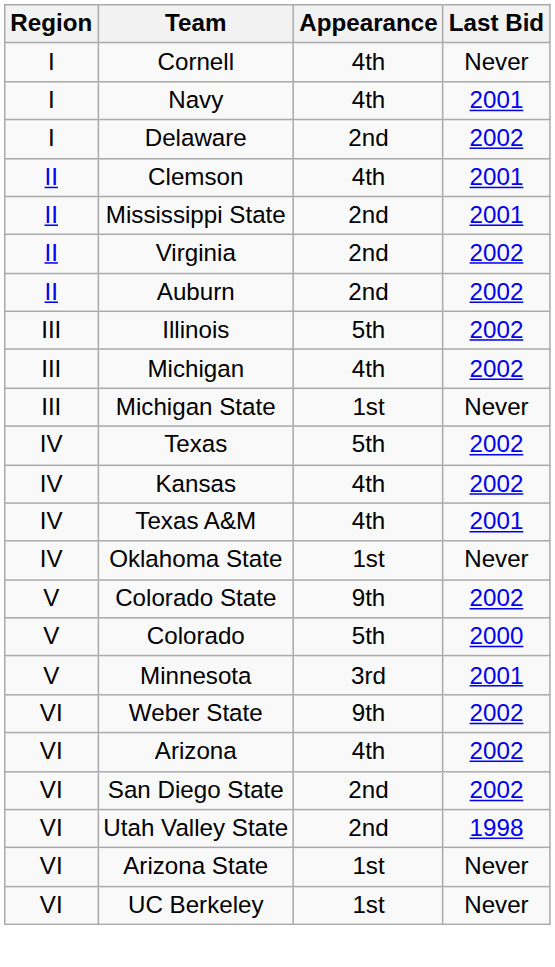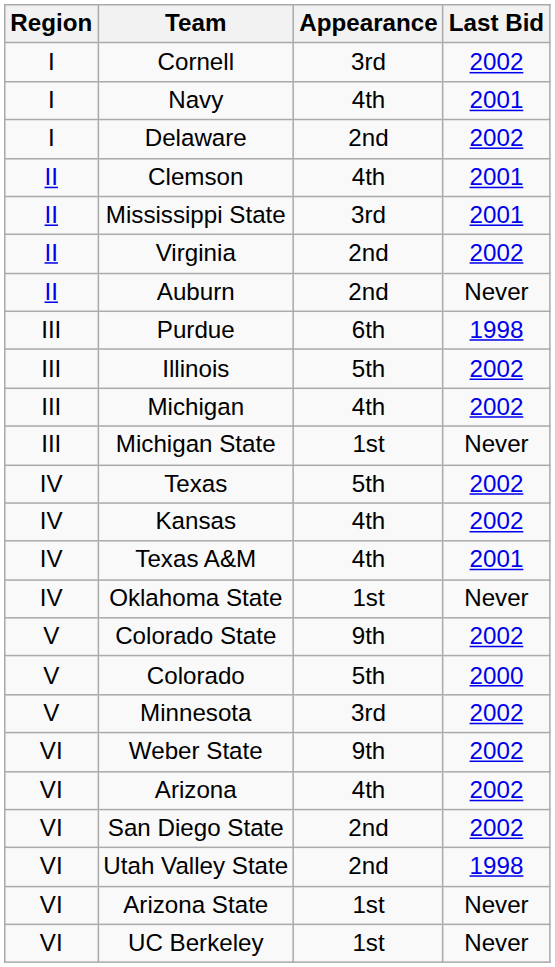(368, 61) 4th -> (368, 61) 3rd
(496, 61) Never -> (496, 61) 2002
(368, 215) 2nd -> (368, 215) 3rd
(496, 291) 2002 -> (496, 291) Never
+ row: (196, 330)
(496, 675) 2001 -> (496, 713) 2002
